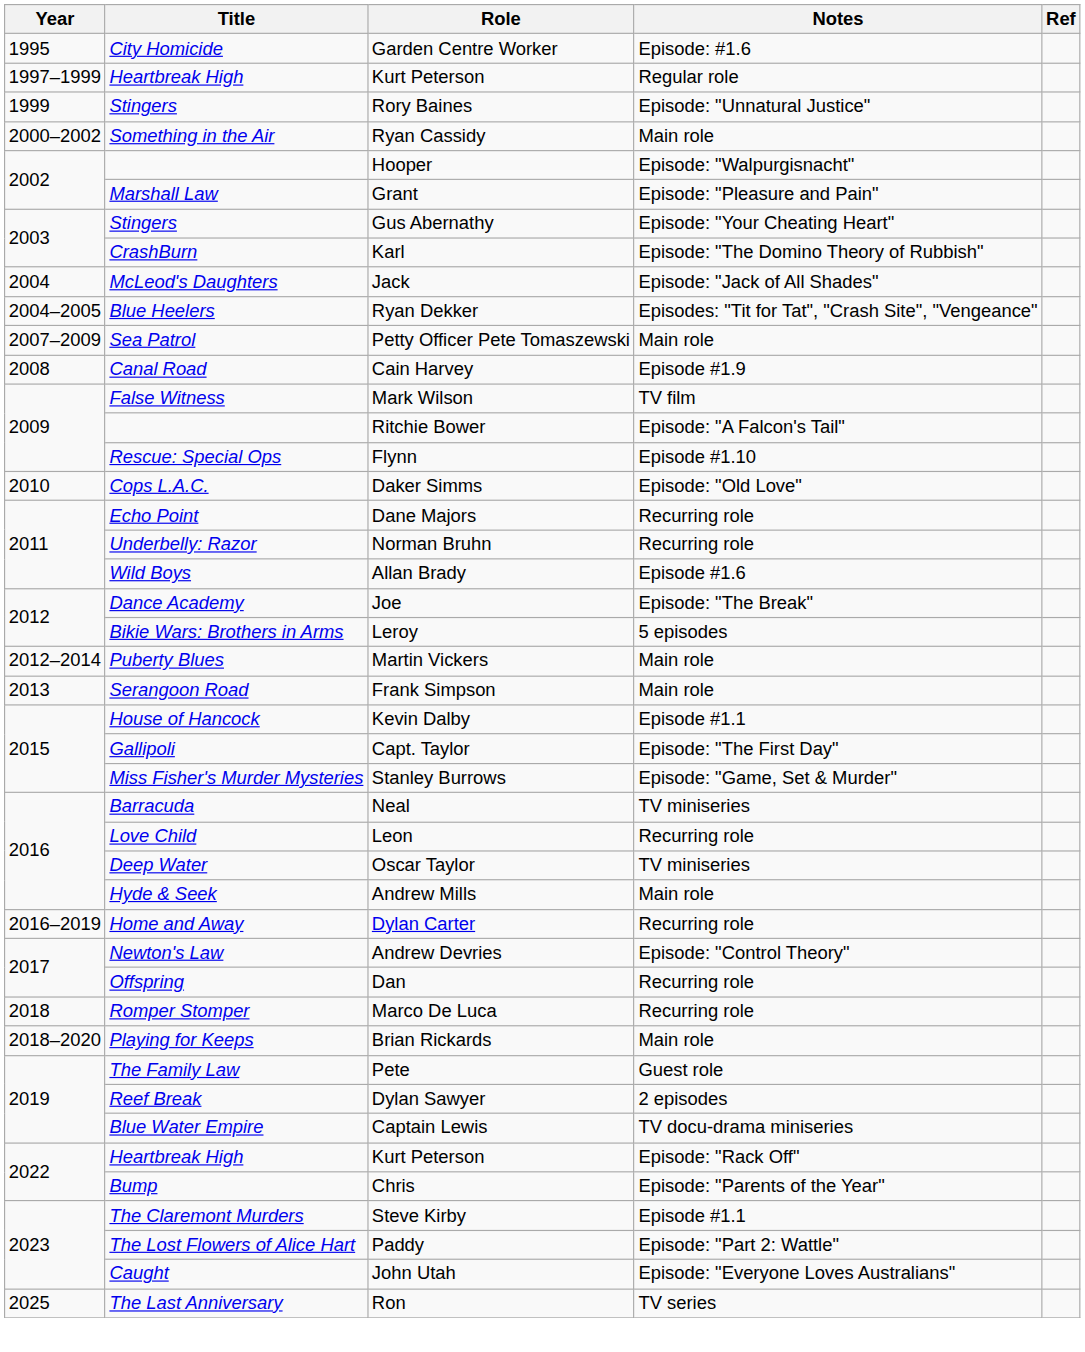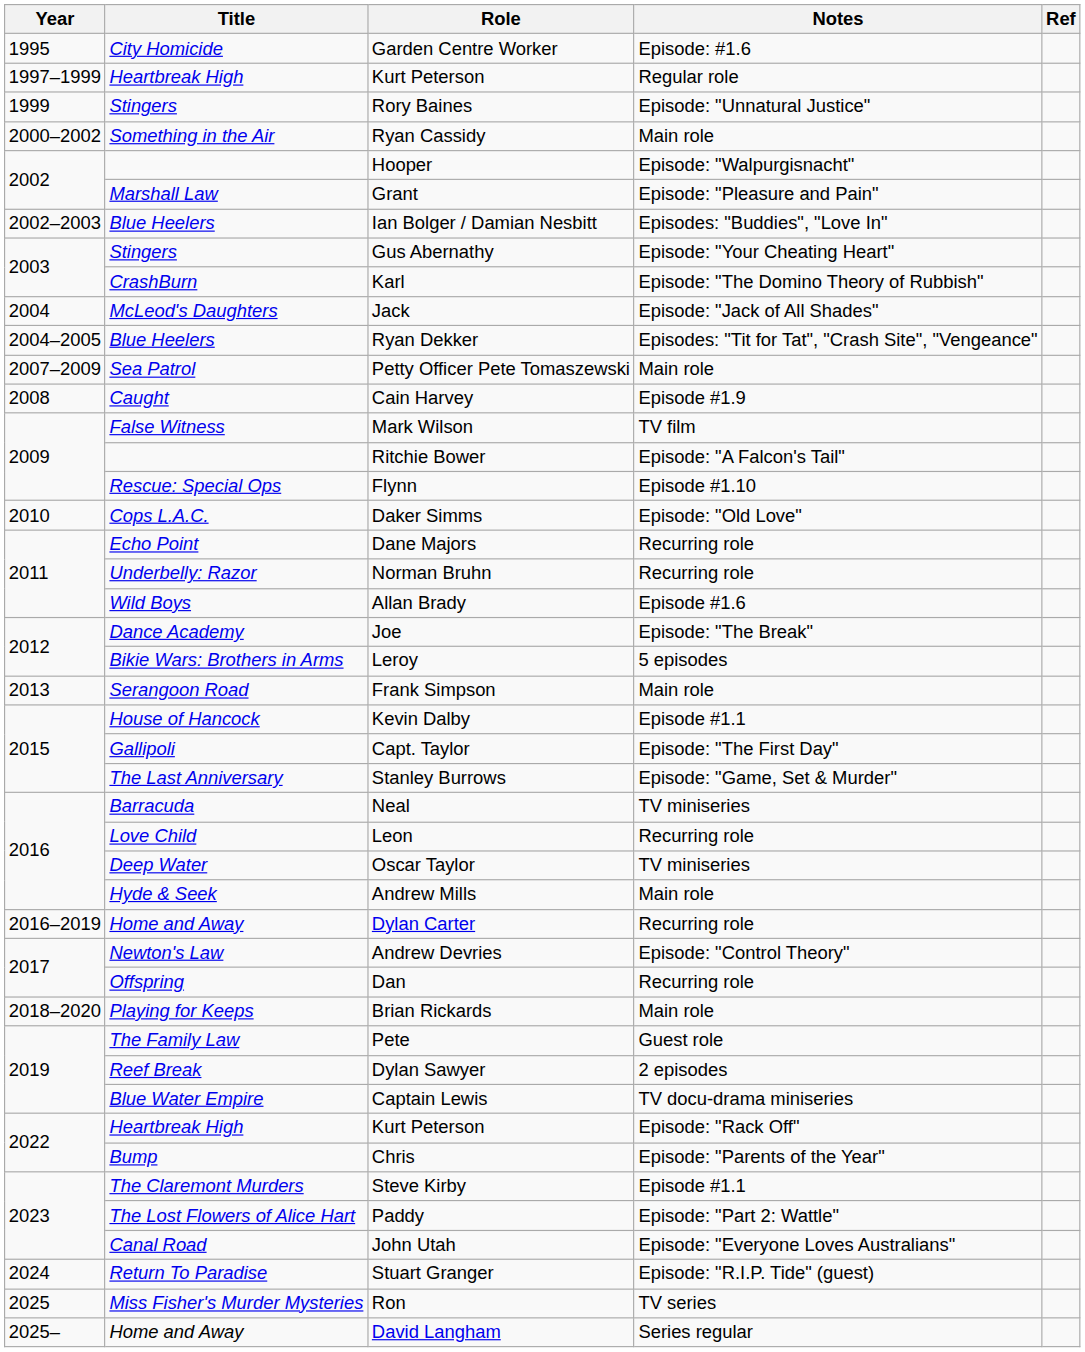+ row: (484, 223)
(158, 369) Canal Road -> (139, 398) Caught
- row: (430, 661)
(236, 777) Miss Fisher's Murder Mysteries -> (196, 777) The Last Anniversary
- row: (434, 1011)
(139, 1273) Caught -> (158, 1244) Canal Road
+ row: (433, 1273)
(196, 1303) The Last Anniversary -> (236, 1303) Miss Fisher's Murder Mysteries
+ row: (436, 1332)
